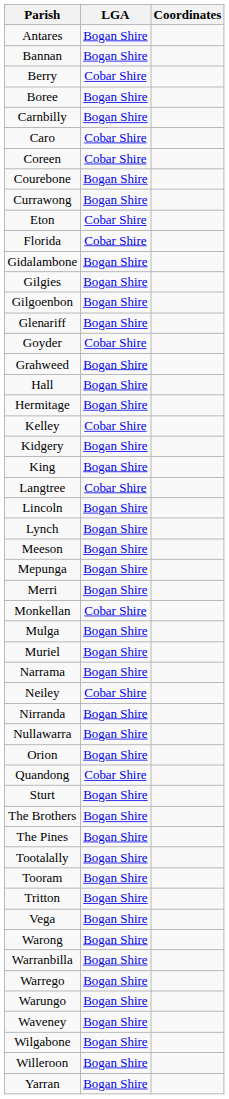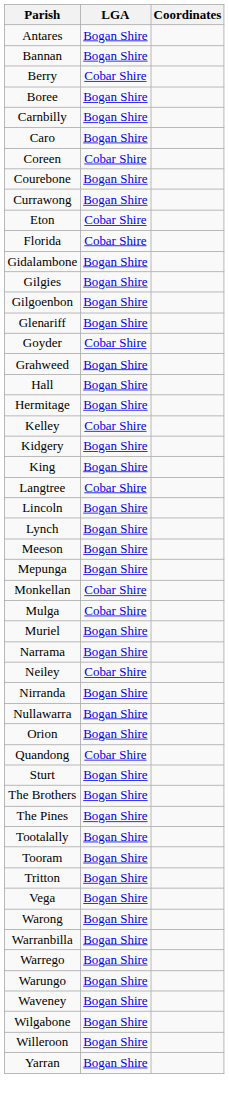(115, 138) Cobar Shire -> (115, 138) Bogan Shire
- row: (42, 590)
(115, 631) Bogan Shire -> (115, 610) Cobar Shire
